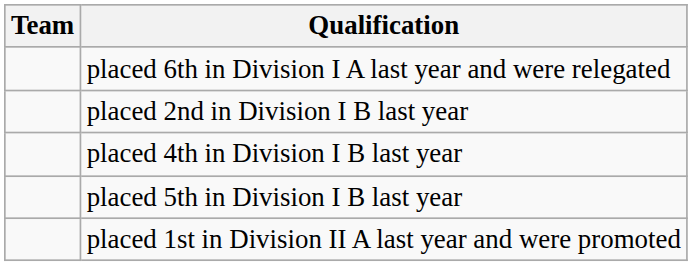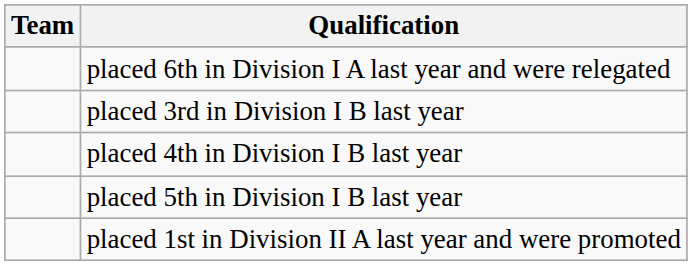- row: (277, 111)
+ row: (275, 111)
